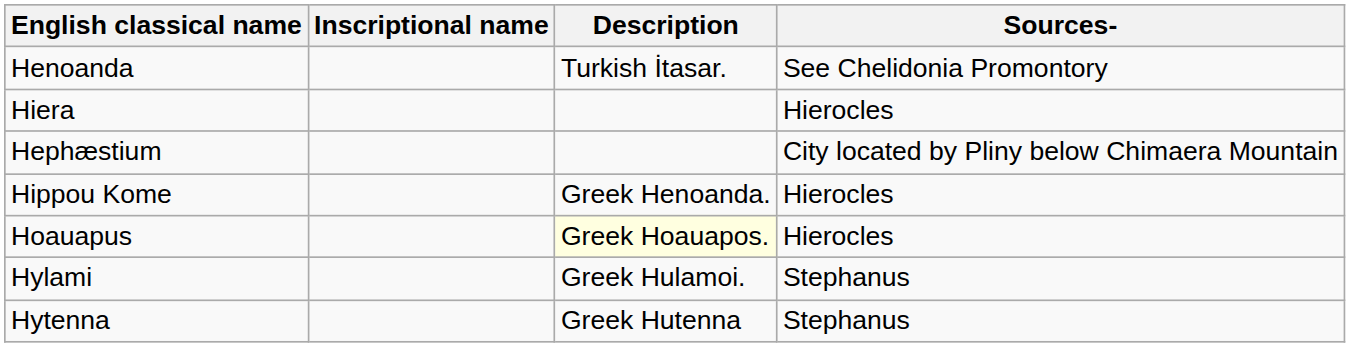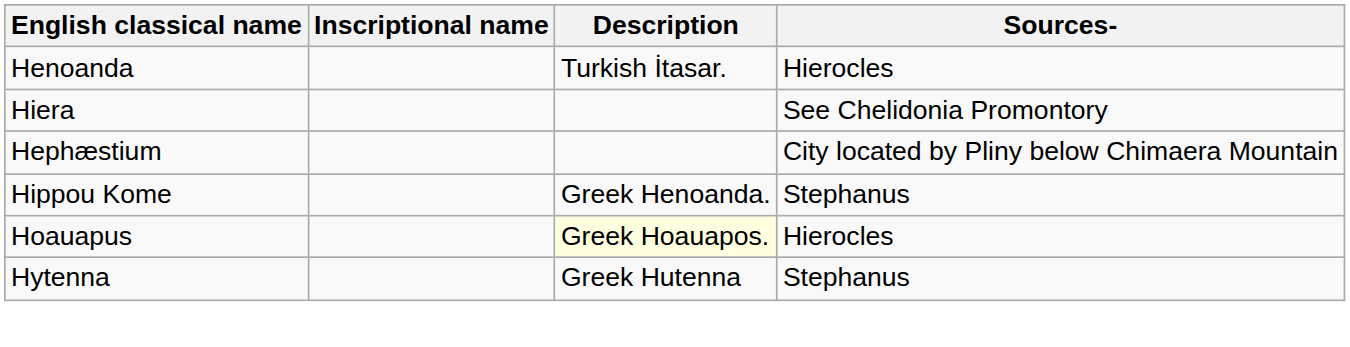(945, 67) See Chelidonia Promontory -> (838, 67) Hierocles
(838, 109) Hierocles -> (945, 109) See Chelidonia Promontory
(838, 194) Hierocles -> (846, 194) Stephanus
- row: (52, 278)
